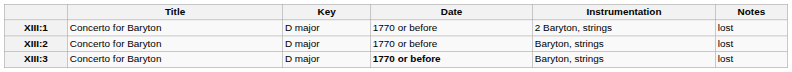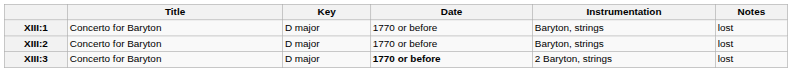(573, 28) 2 Baryton, strings -> (569, 28) Baryton, strings
(569, 59) Baryton, strings -> (573, 59) 2 Baryton, strings
